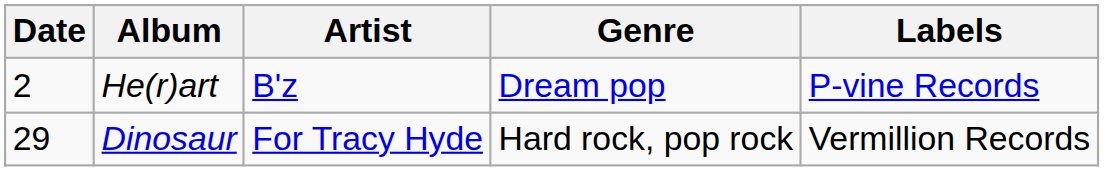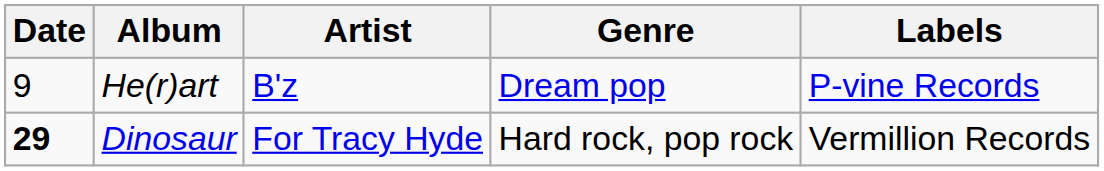(22, 84) 2 -> (22, 84) 9
(32, 138) normal -> (32, 138) bold
